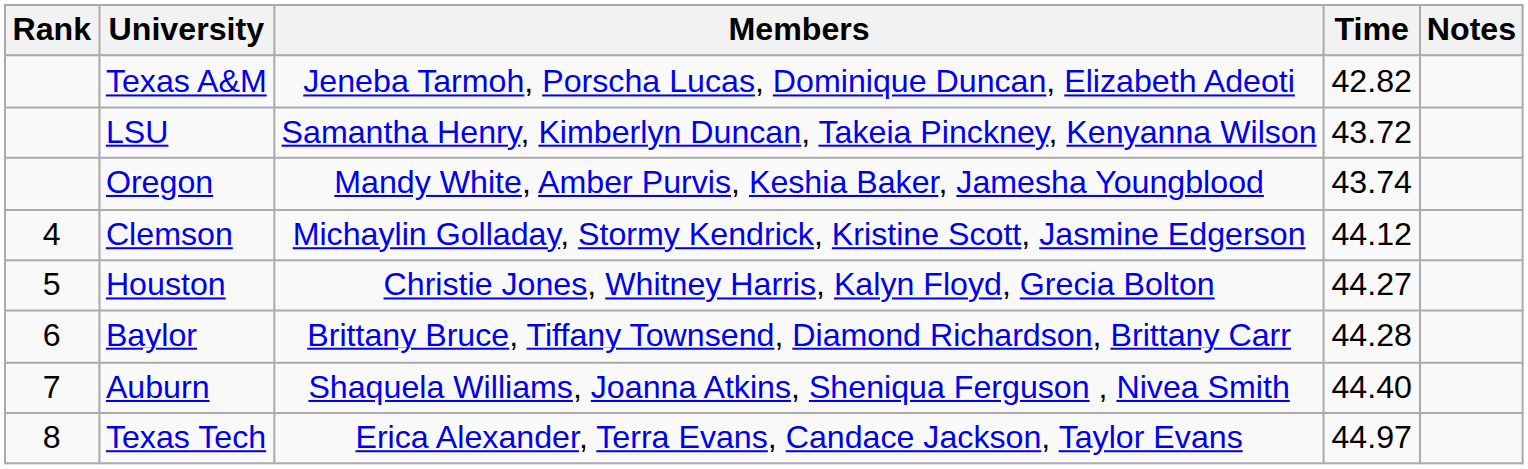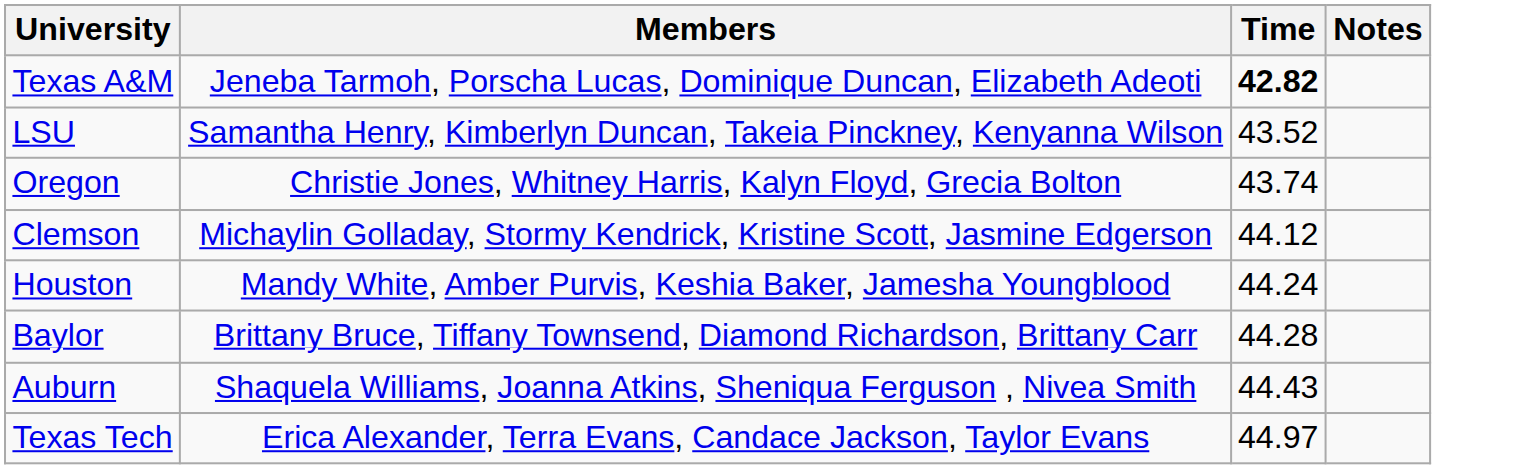- column: (52, 30)
(1372, 81) normal -> (1278, 81) bold
(1372, 132) 43.72 -> (1278, 132) 43.52
(799, 183) Mandy White, Amber Purvis, Keshia Baker, Jamesha Youngblood -> (706, 183) Christie Jones, Whitney Harris, Kalyn Floyd, Grecia Bolton
(799, 285) Christie Jones, Whitney Harris, Kalyn Floyd, Grecia Bolton -> (706, 285) Mandy White, Amber Purvis, Keshia Baker, Jamesha Youngblood
(1372, 285) 44.27 -> (1278, 285) 44.24
(1372, 387) 44.40 -> (1278, 387) 44.43
